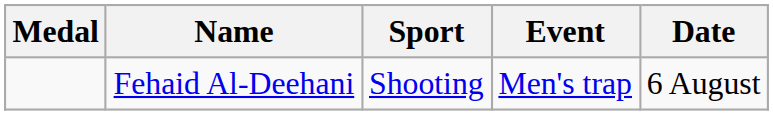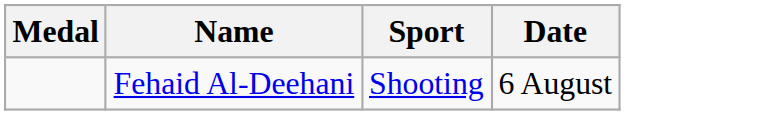- column: (565, 30)
